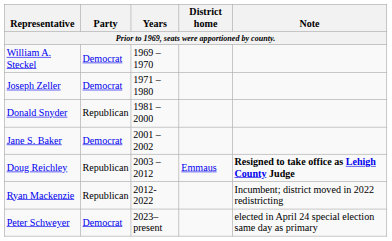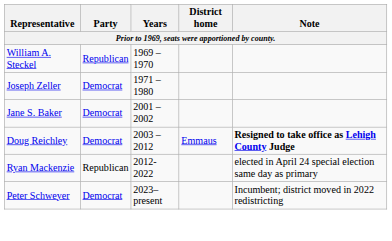(102, 58) Democrat -> (106, 58) Republican
- row: (37, 113)
(106, 168) Republican -> (102, 140) Democrat
(304, 195) Incumbent; district moved in 2022 redistricting -> (304, 168) elected in April 24 special election same day as primary
(304, 222) elected in April 24 special election same day as primary -> (304, 195) Incumbent; district moved in 2022 redistricting
